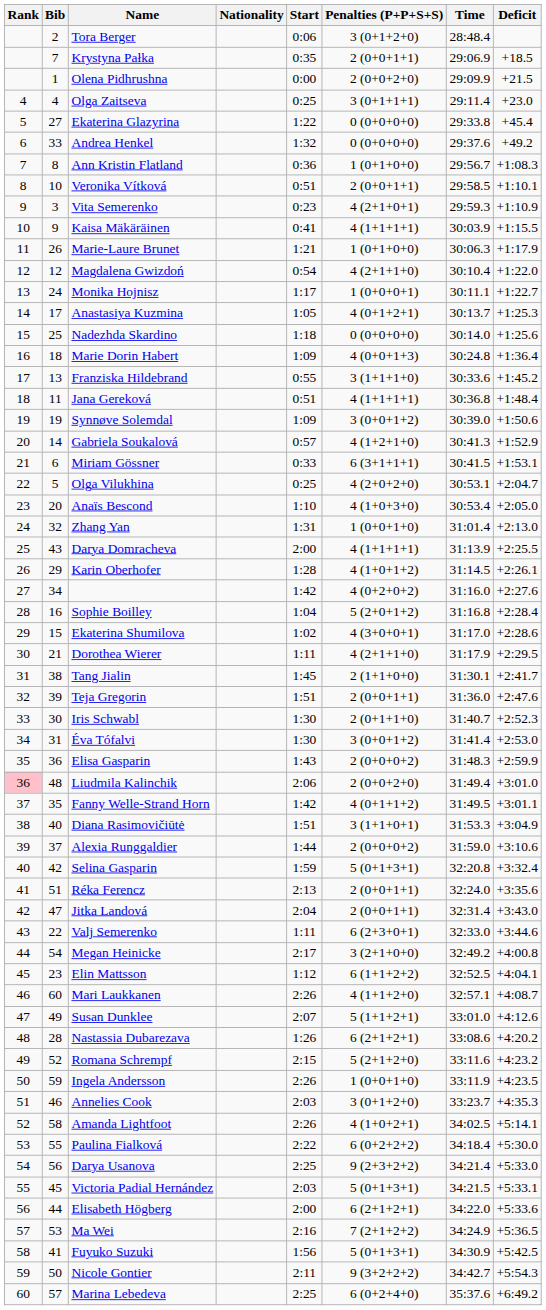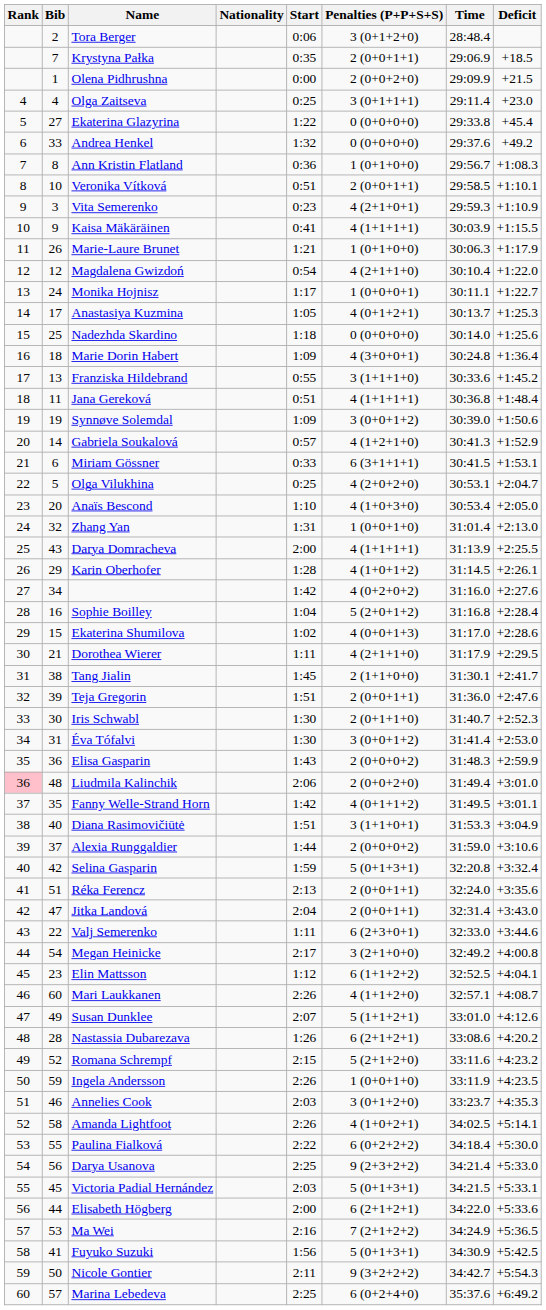(384, 356) 4 (0+0+1+3) -> (384, 356) 4 (3+0+0+1)
(384, 633) 4 (3+0+0+1) -> (384, 633) 4 (0+0+1+3)
